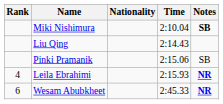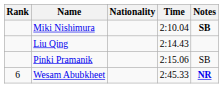- row: (62, 75)
